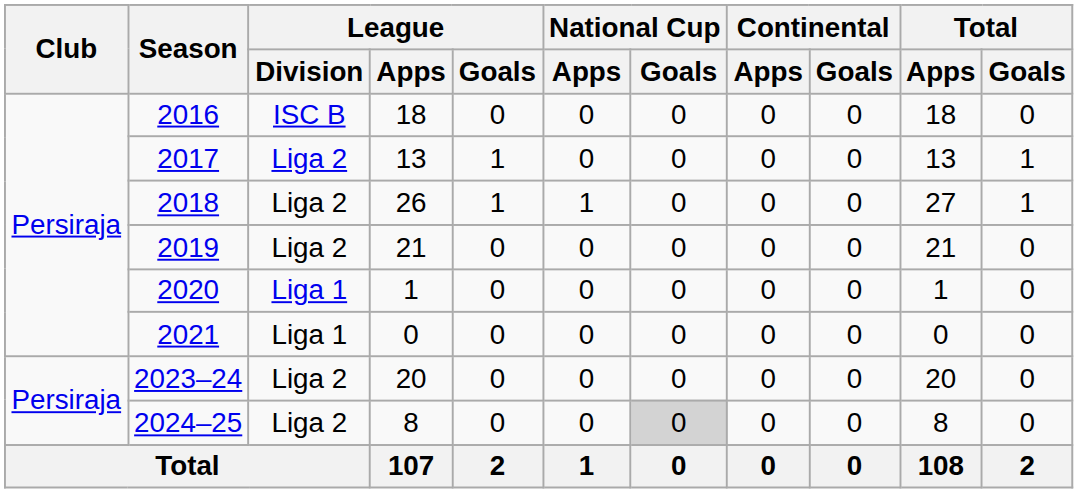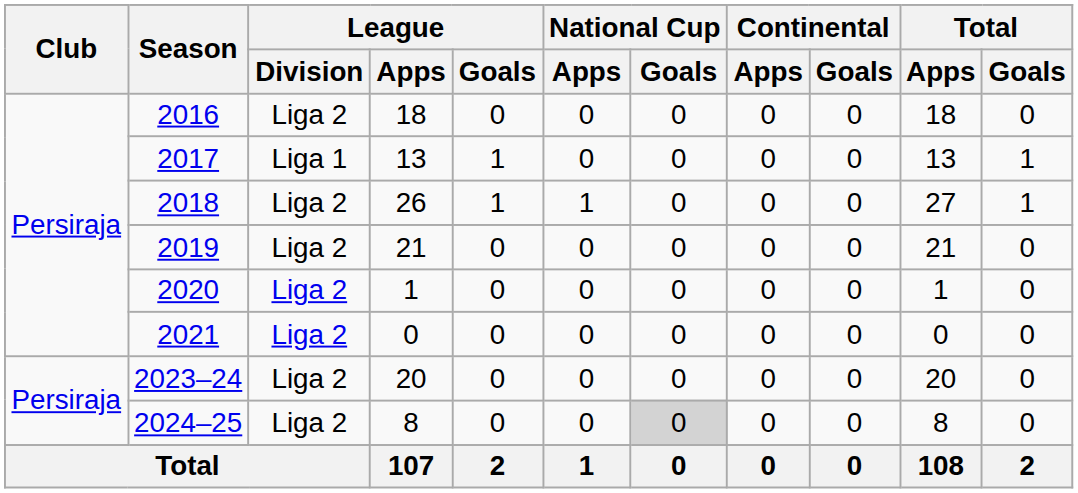(309, 115) ISC B -> (309, 115) Liga 2
(309, 159) Liga 2 -> (309, 159) Liga 1
(309, 291) Liga 1 -> (309, 291) Liga 2
(309, 335) Liga 1 -> (309, 335) Liga 2
